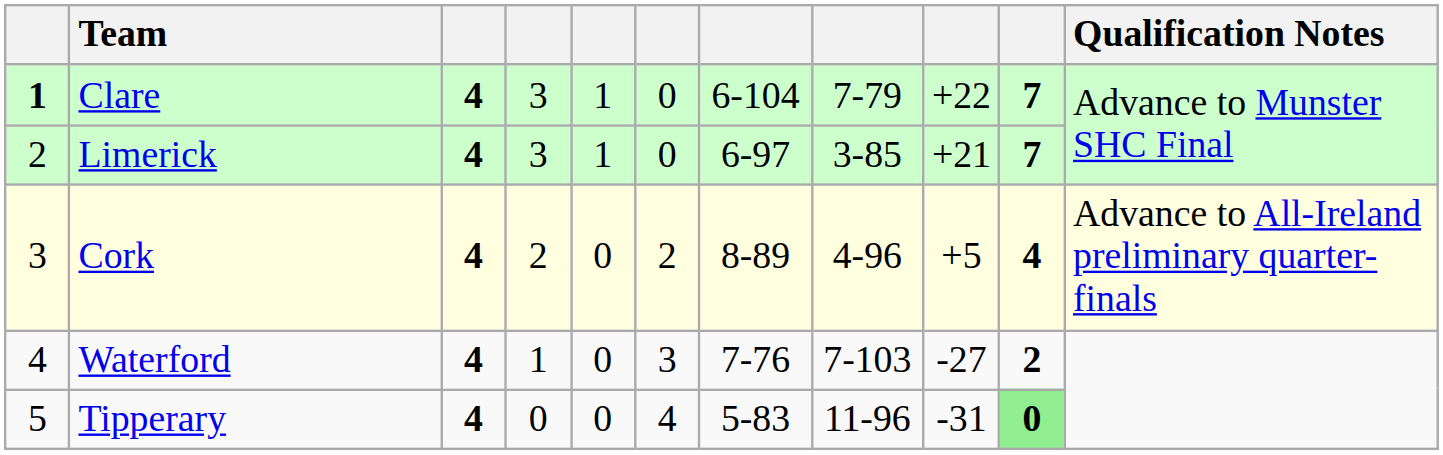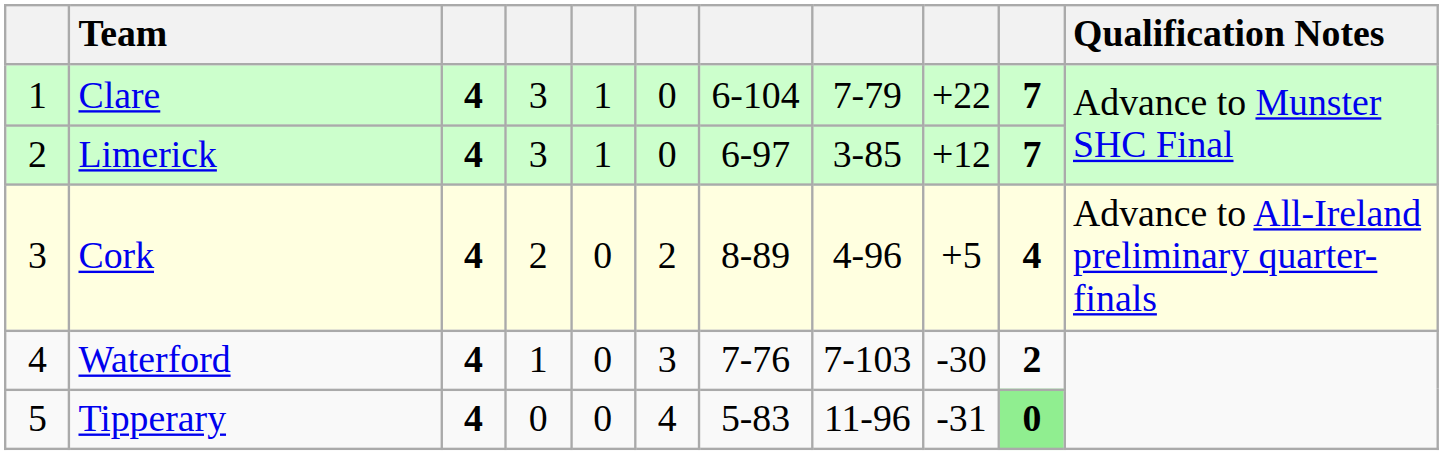(37, 94) bold -> (37, 94) normal
(961, 154) +21 -> (961, 154) +12
(961, 358) -27 -> (961, 358) -30
